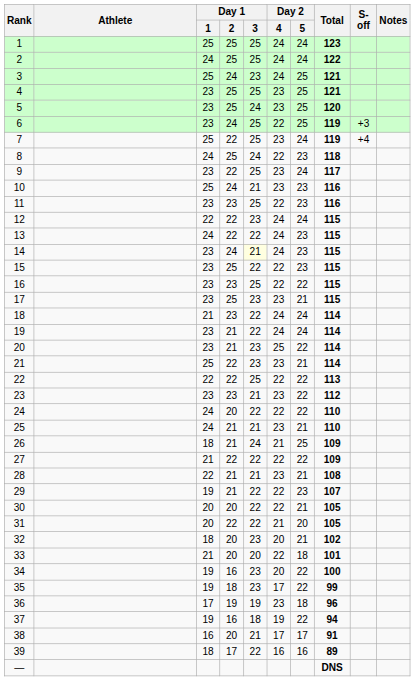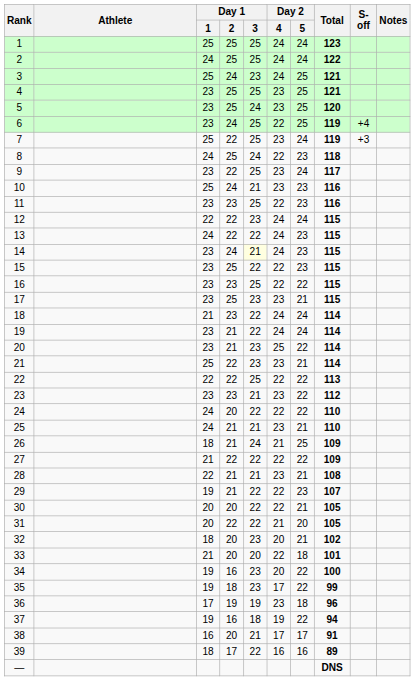(364, 124) +3 -> (364, 124) +4
(364, 140) +4 -> (364, 140) +3
